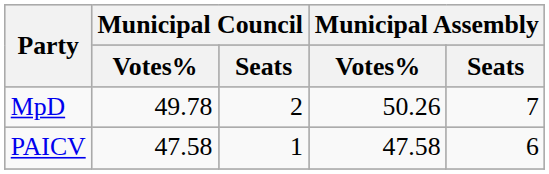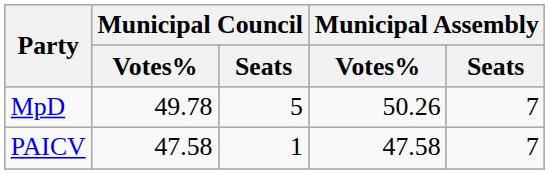(297, 106) 2 -> (297, 106) 5
(532, 147) 6 -> (532, 147) 7
